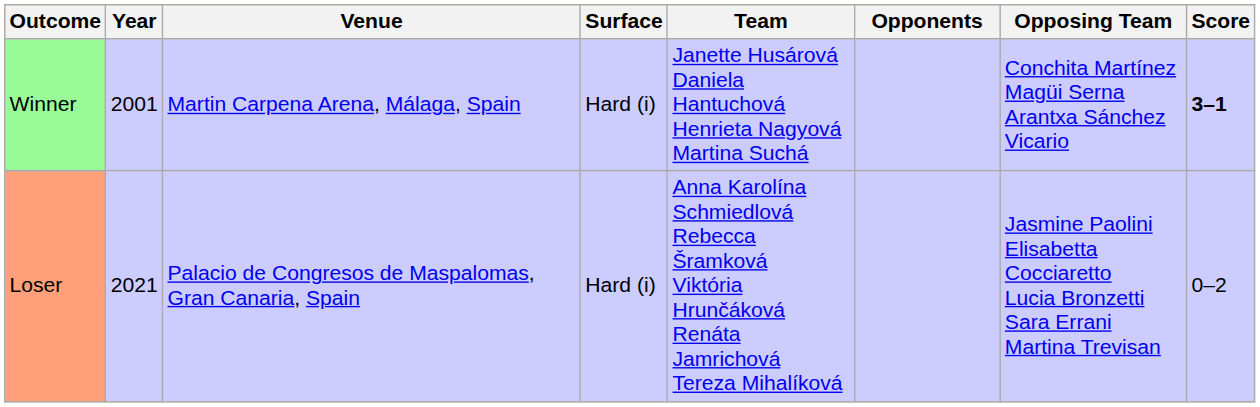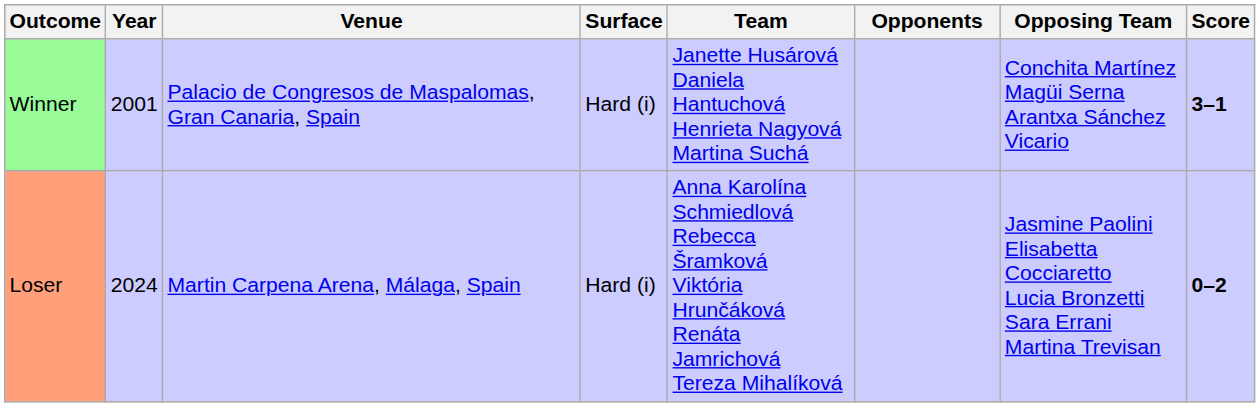(344, 104) Martin Carpena Arena, Málaga, Spain -> (351, 104) Palacio de Congresos de Maspalomas, Gran Canaria, Spain
(134, 285) 2021 -> (134, 285) 2024
(351, 285) Palacio de Congresos de Maspalomas, Gran Canaria, Spain -> (344, 285) Martin Carpena Arena, Málaga, Spain
(1209, 285) normal -> (1209, 285) bold
